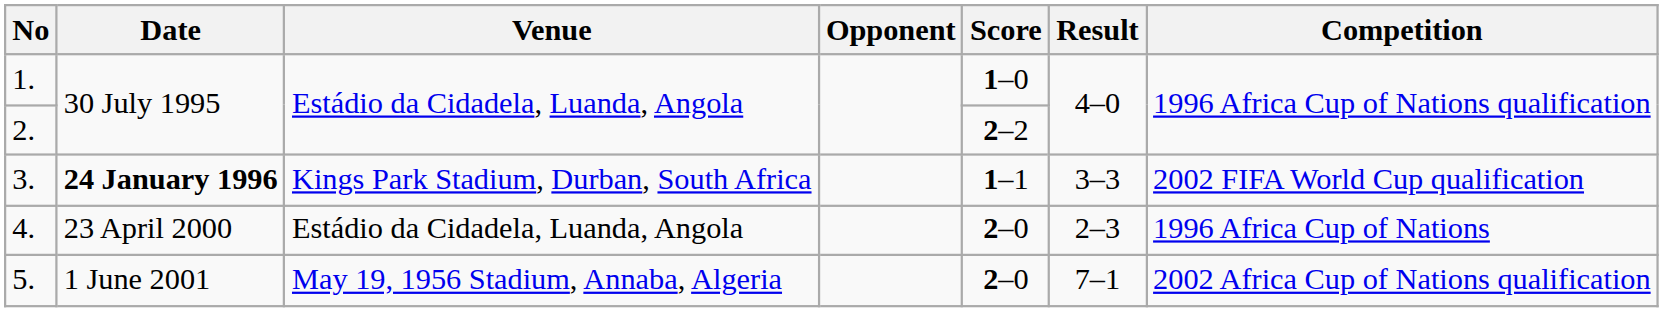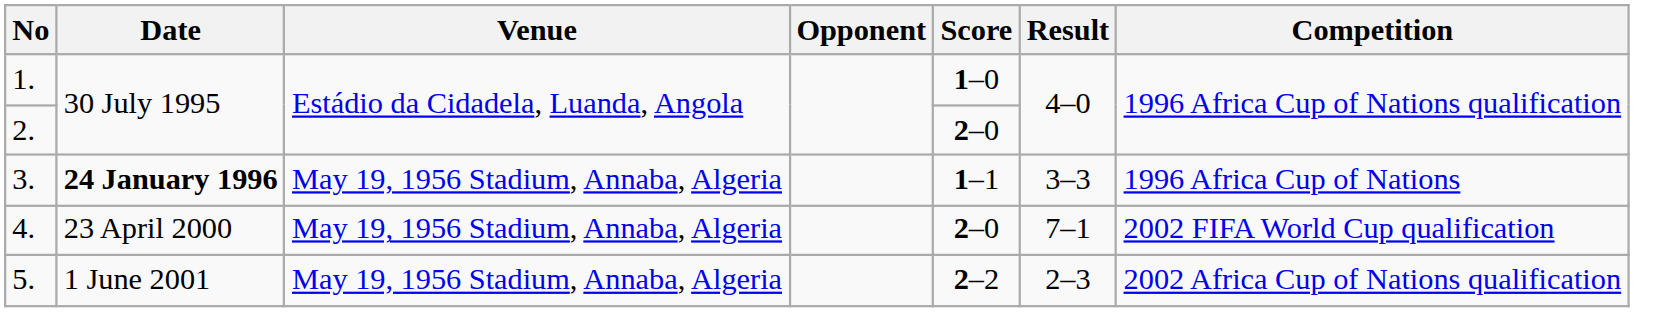(1006, 129) 2–2 -> (976, 129) 2–0
(552, 179) Kings Park Stadium, Durban, South Africa -> (537, 179) May 19, 1956 Stadium, Annaba, Algeria
(1369, 179) 2002 FIFA World Cup qualification -> (1292, 179) 1996 Africa Cup of Nations
(518, 229) Estádio da Cidadela, Luanda, Angola -> (537, 229) May 19, 1956 Stadium, Annaba, Algeria
(1097, 229) 2–3 -> (1068, 229) 7–1
(1321, 229) 1996 Africa Cup of Nations -> (1339, 229) 2002 FIFA World Cup qualification
(1006, 279) 2–0 -> (976, 279) 2–2
(1097, 279) 7–1 -> (1068, 279) 2–3
